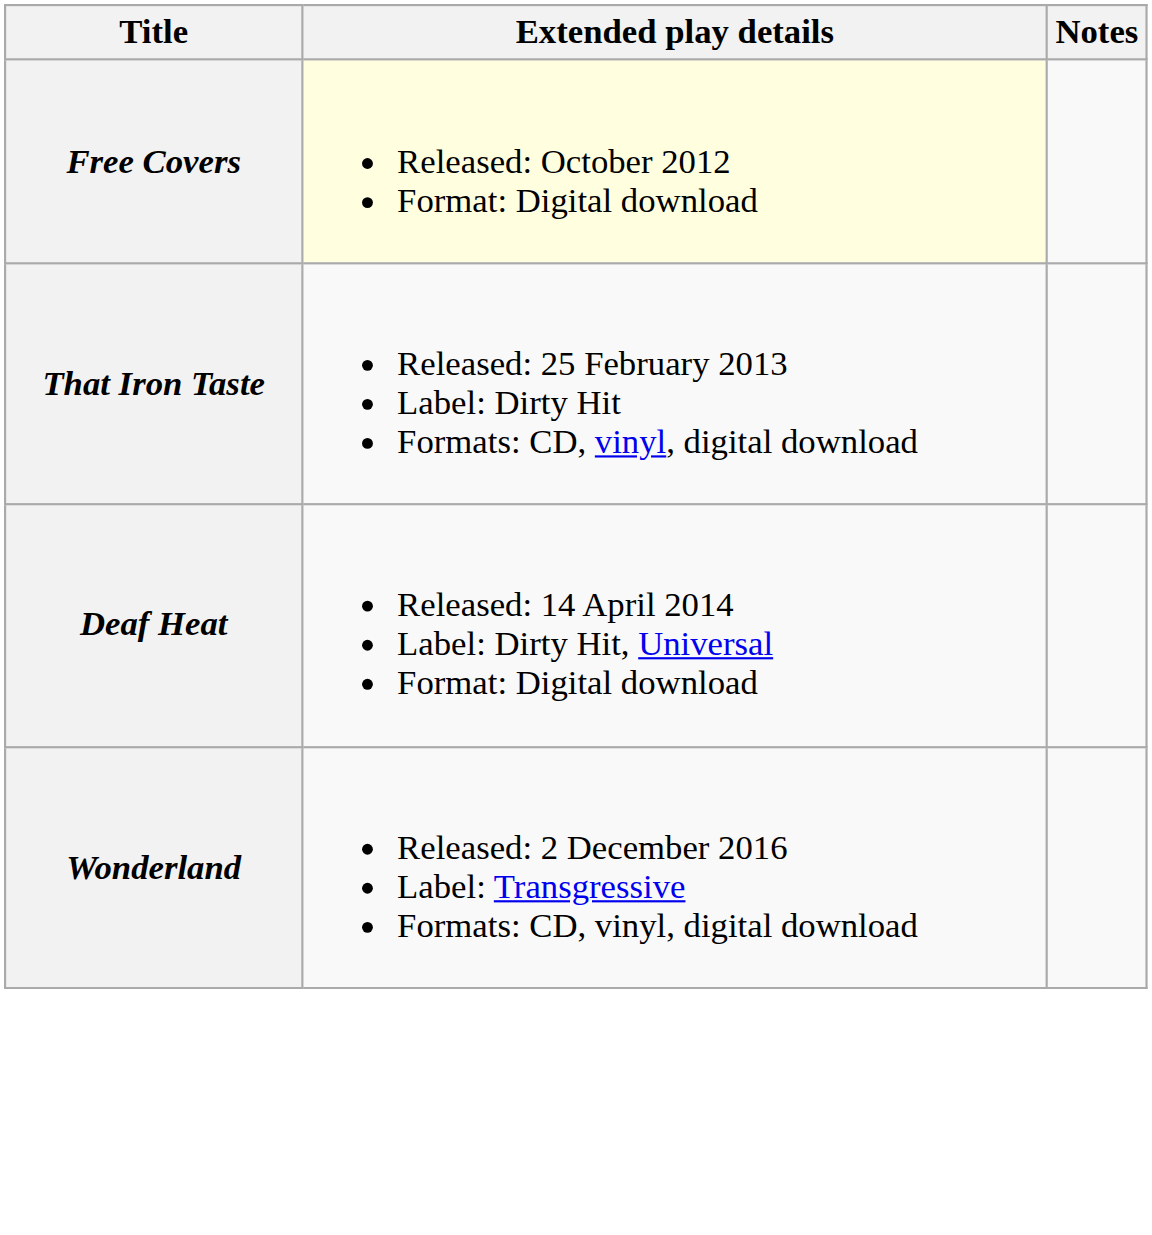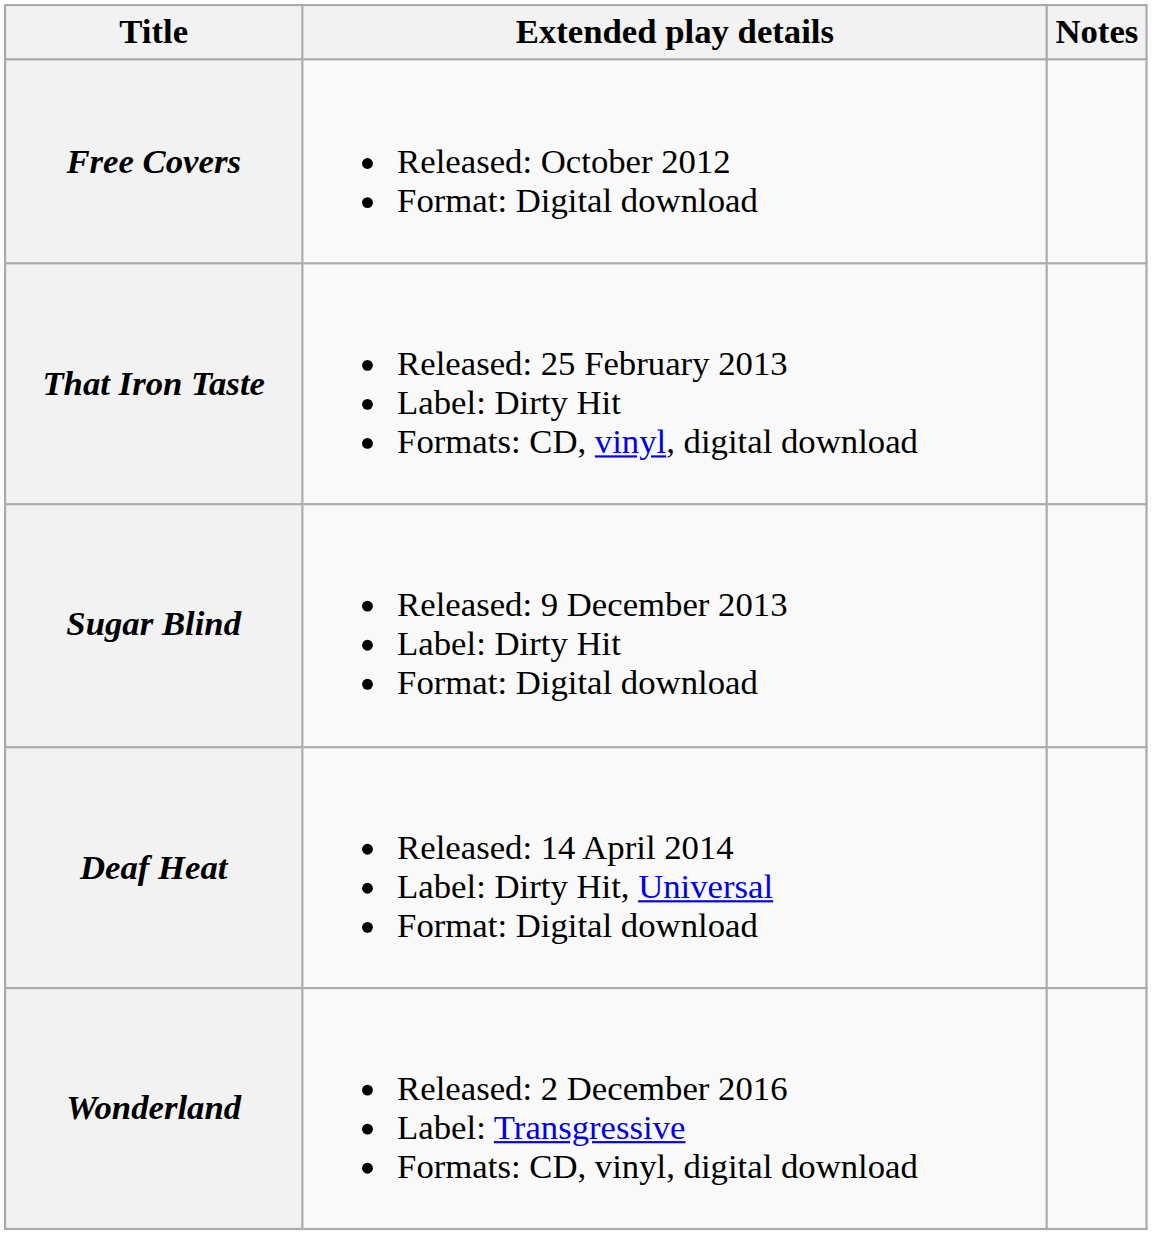(675, 181) lightyellow background -> (675, 181) no background
+ row: (154, 624)
